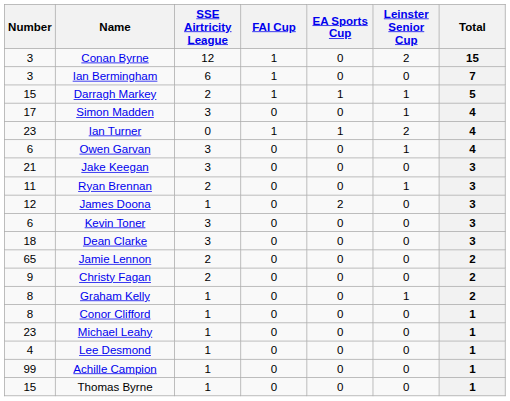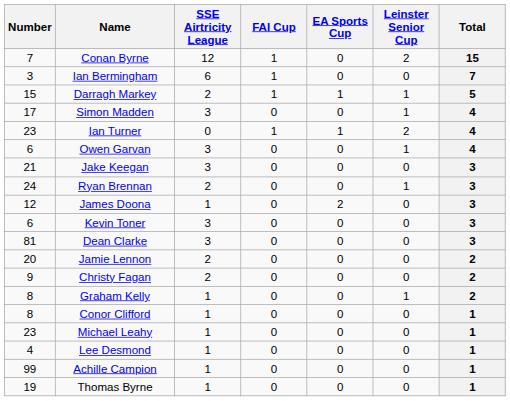(30, 58) 3 -> (30, 58) 7
(30, 186) 11 -> (30, 186) 24
(30, 241) 18 -> (30, 241) 81
(30, 259) 65 -> (30, 259) 20
(30, 387) 15 -> (30, 387) 19
